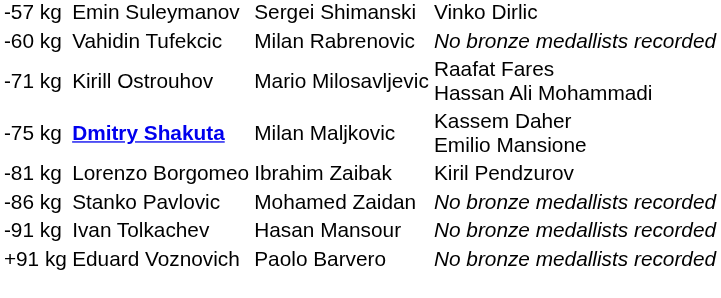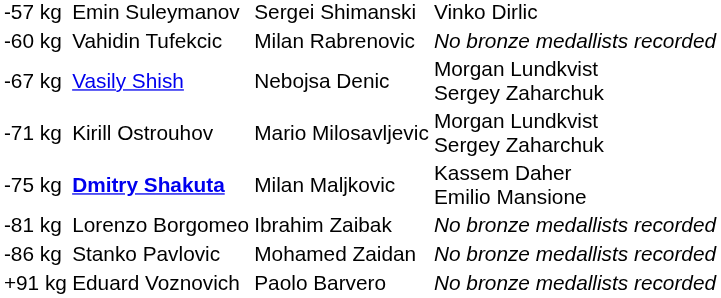+ row: (33, 81)
(543, 81) Raafat Fares Hassan Ali Mohammadi -> (519, 133) Morgan Lundkvist Sergey Zaharchuk
(504, 173) Kiril Pendzurov -> (575, 225) No bronze medallists recorded
- row: (33, 230)
